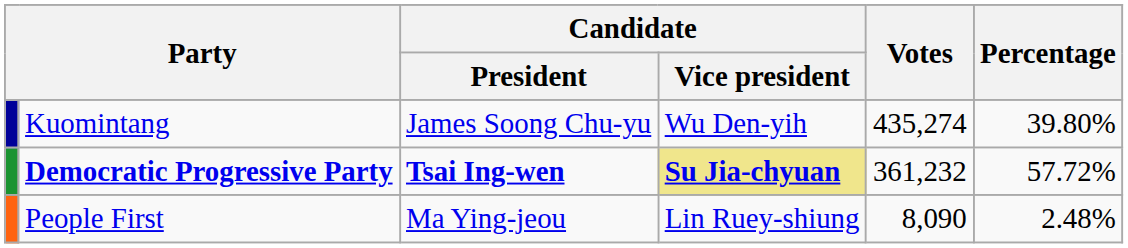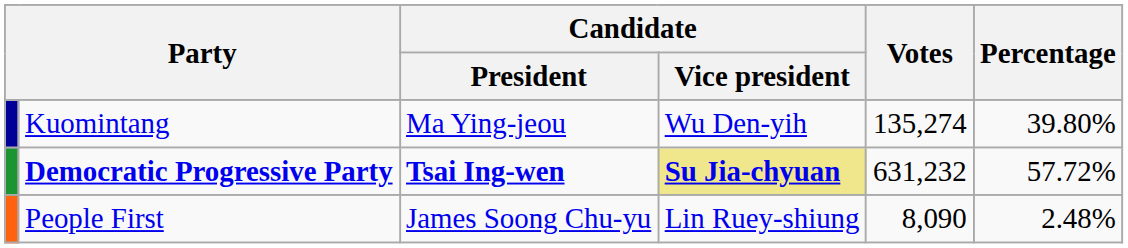(529, 123) James Soong Chu-yu -> (486, 123) Ma Ying-jeou
(920, 123) 435,274 -> (920, 123) 135,274
(920, 171) 361,232 -> (920, 171) 631,232
(486, 218) Ma Ying-jeou -> (529, 218) James Soong Chu-yu
